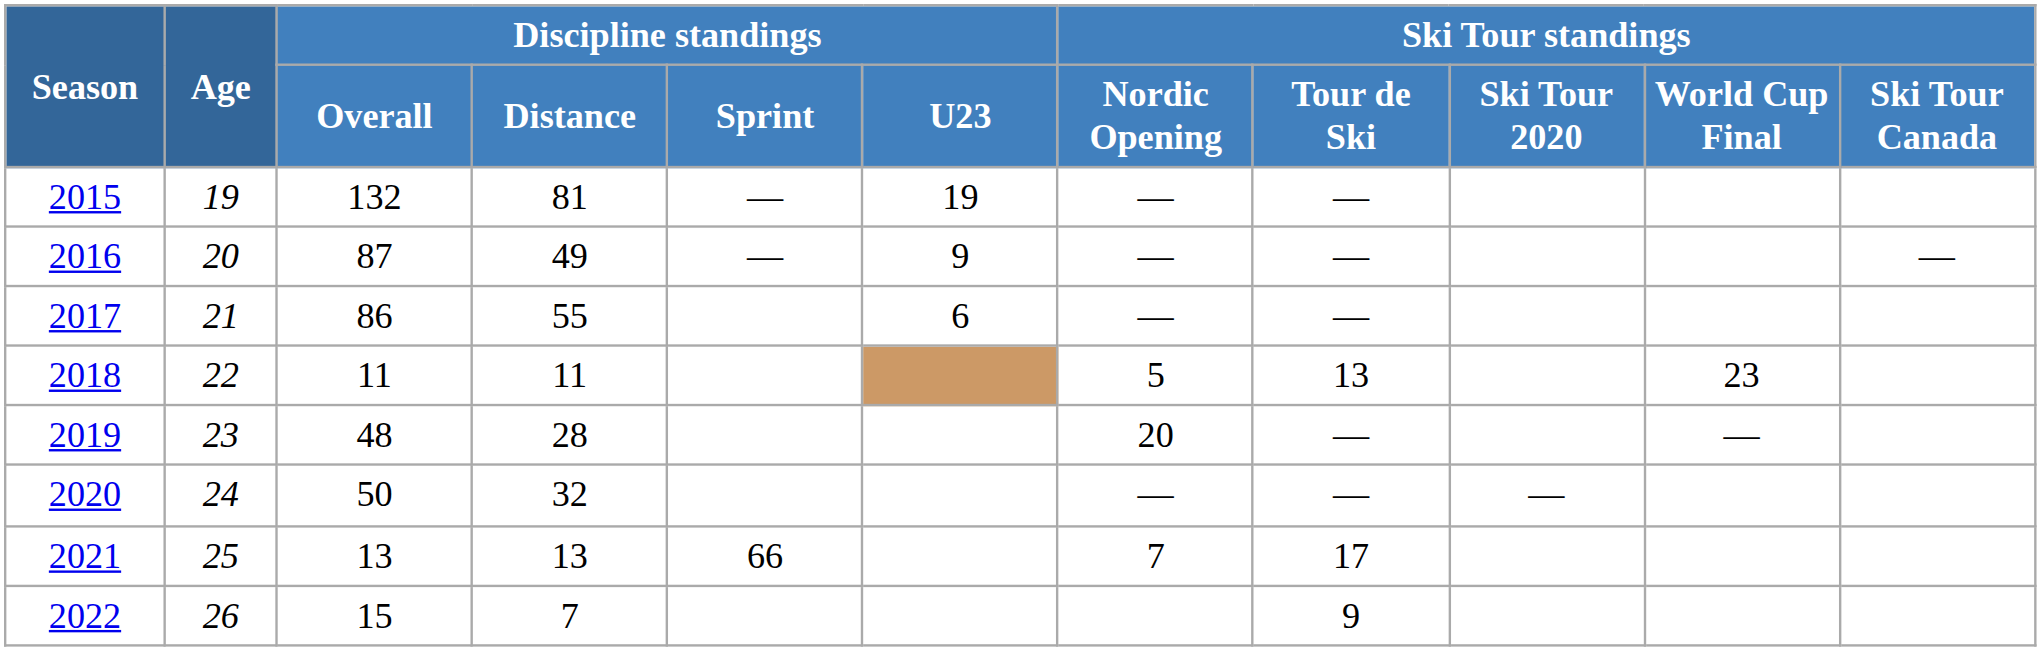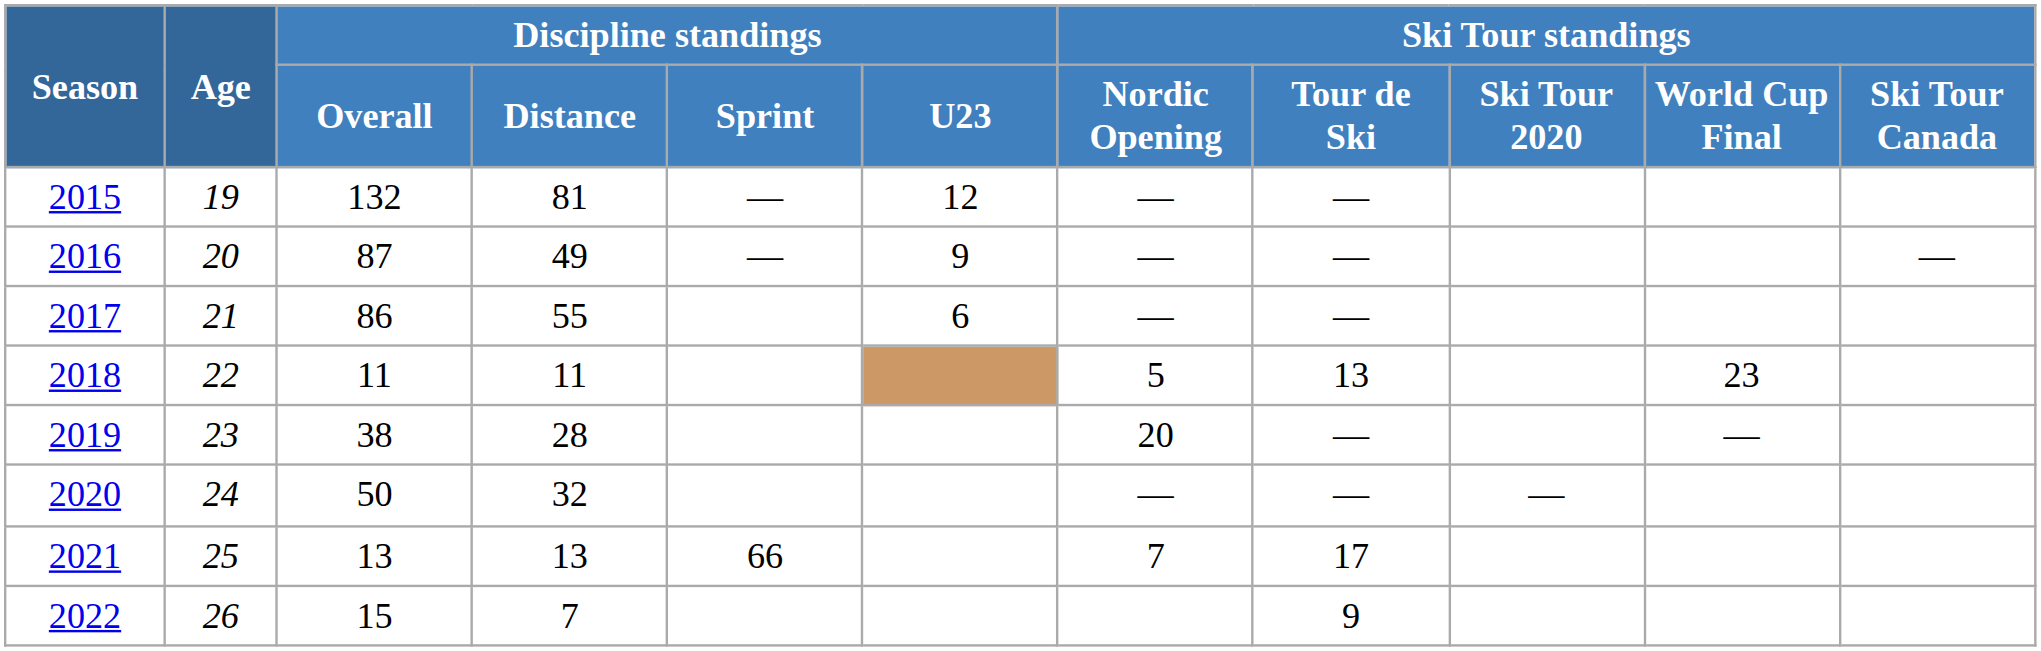(960, 196) 19 -> (960, 196) 12
(374, 435) 48 -> (374, 435) 38
